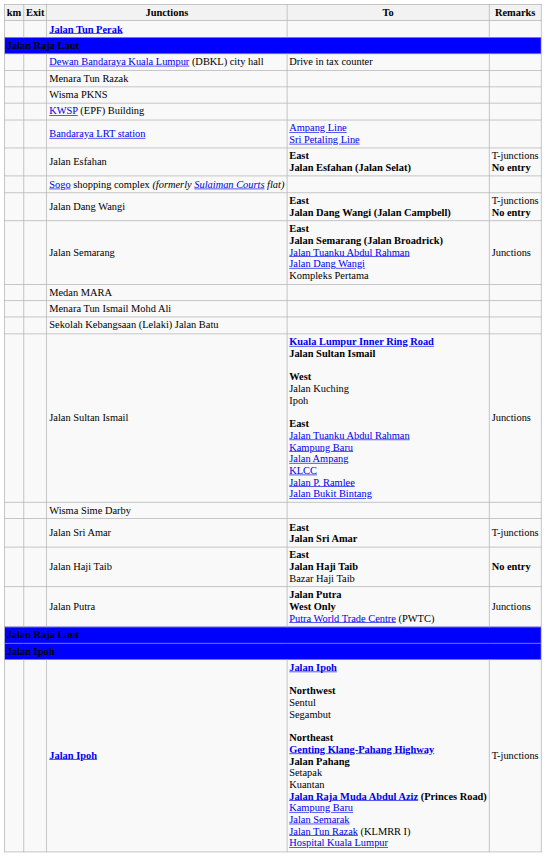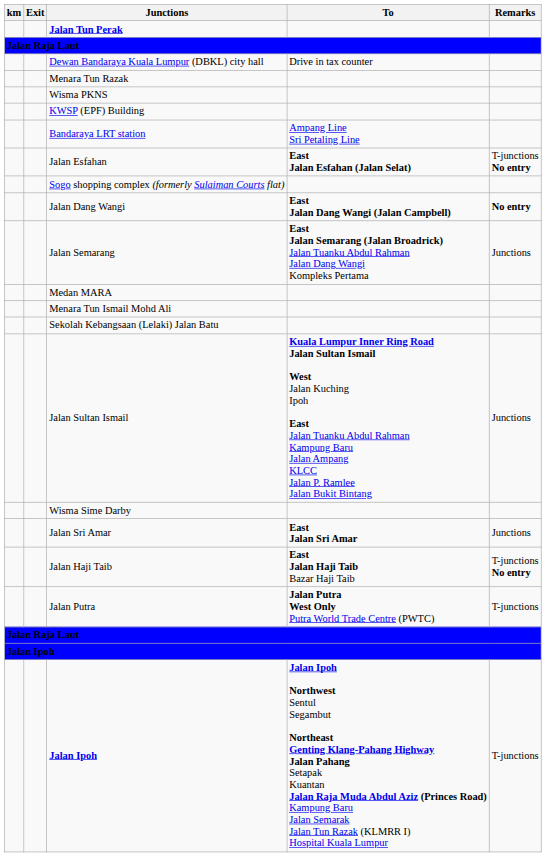(515, 206) T-junctions No entry -> (511, 206) No entry
(515, 532) T-junctions -> (511, 532) Junctions
(511, 567) No entry -> (515, 567) T-junctions No entry
(511, 606) Junctions -> (515, 606) T-junctions
